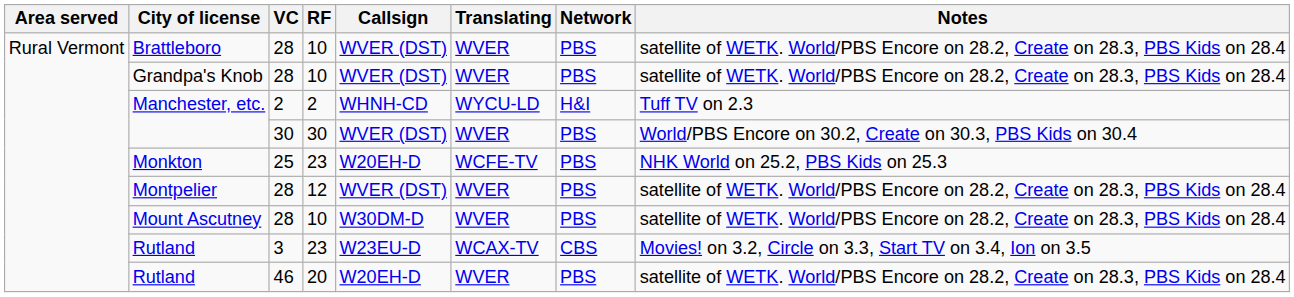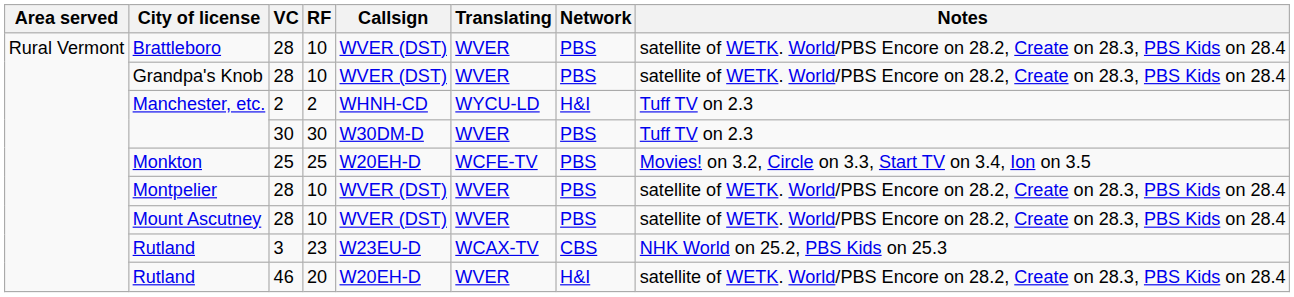(393, 133) WVER (DST) -> (382, 133) W30DM-D
(888, 133) World/PBS Encore on 30.2, Create on 30.3, PBS Kids on 30.4 -> (696, 133) Tuff TV on 2.3
(317, 162) 23 -> (317, 162) 25
(793, 162) NHK World on 25.2, PBS Kids on 25.3 -> (865, 162) Movies! on 3.2, Circle on 3.3, Start TV on 3.4, Ion on 3.5
(317, 190) 12 -> (317, 190) 10
(382, 219) W30DM-D -> (393, 219) WVER (DST)
(865, 248) Movies! on 3.2, Circle on 3.3, Start TV on 3.4, Ion on 3.5 -> (793, 248) NHK World on 25.2, PBS Kids on 25.3
(578, 276) PBS -> (575, 276) H&I
